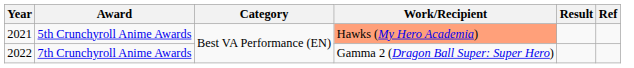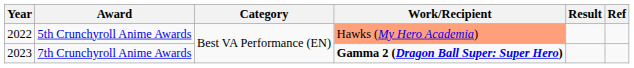(20, 33) 2021 -> (20, 33) 2022
(20, 53) 2022 -> (20, 53) 2023
(445, 53) normal -> (450, 53) bold
